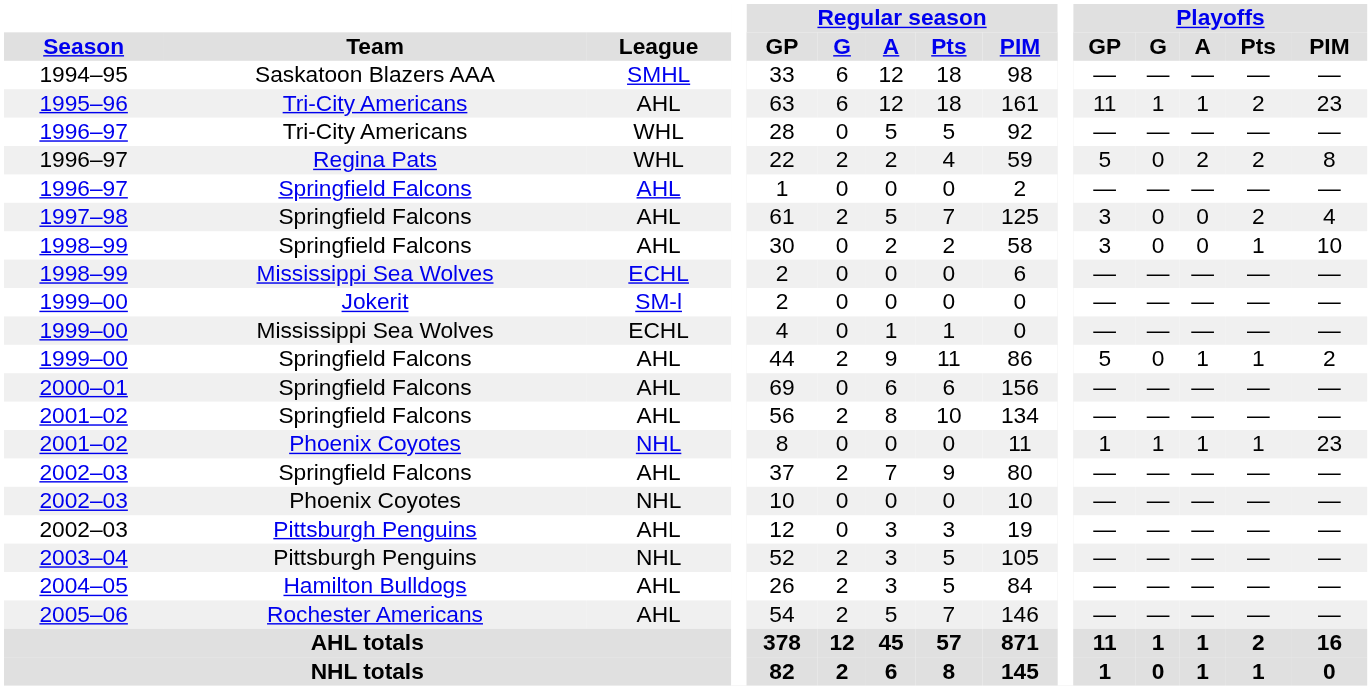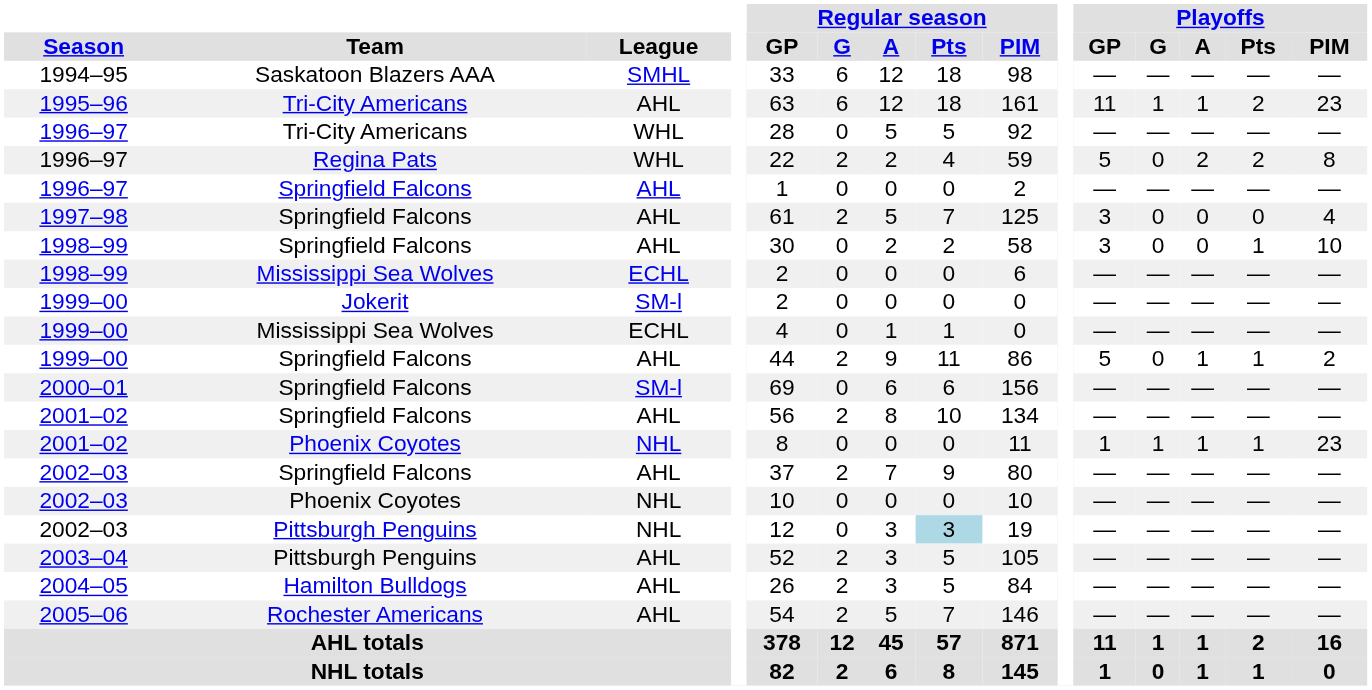(1258, 216) 2 -> (1258, 216) 0
(659, 387) AHL -> (659, 387) SM-l
(659, 529) AHL -> (659, 529) NHL
(949, 529) no background -> (949, 529) lightblue background
(659, 557) NHL -> (659, 557) AHL
